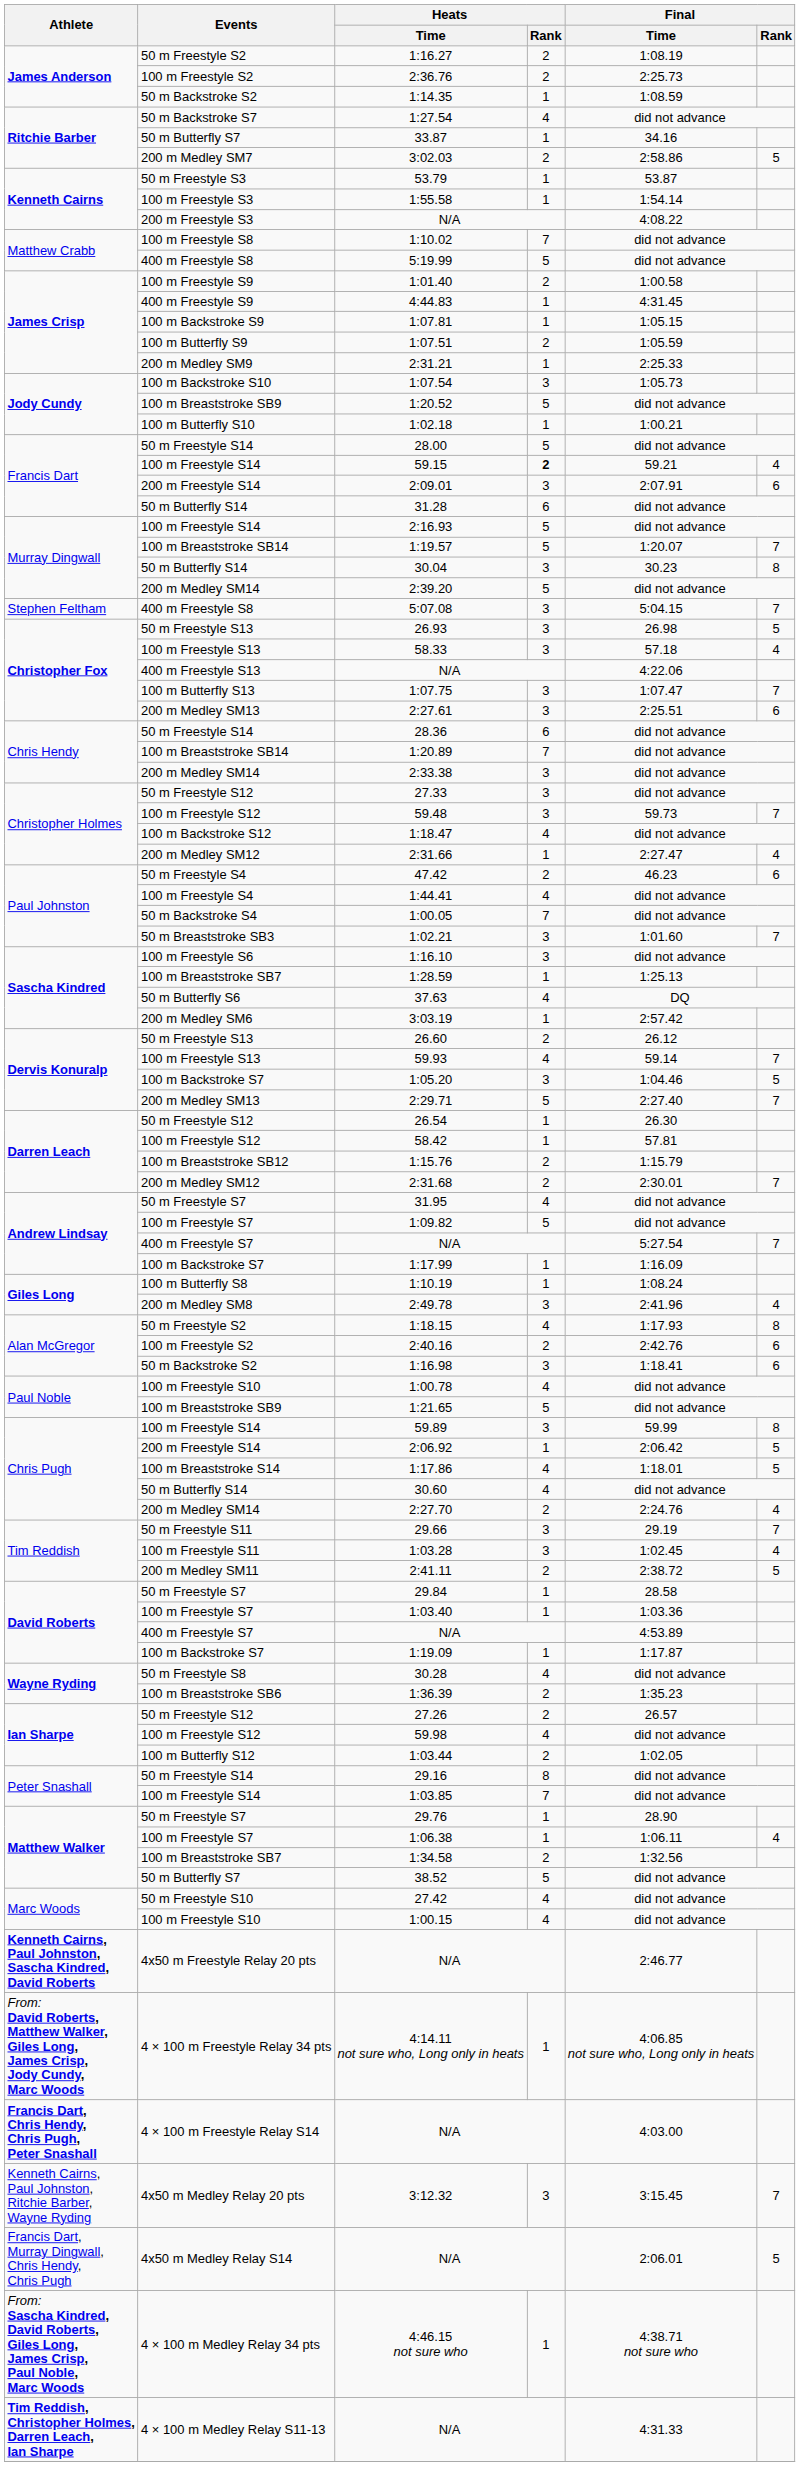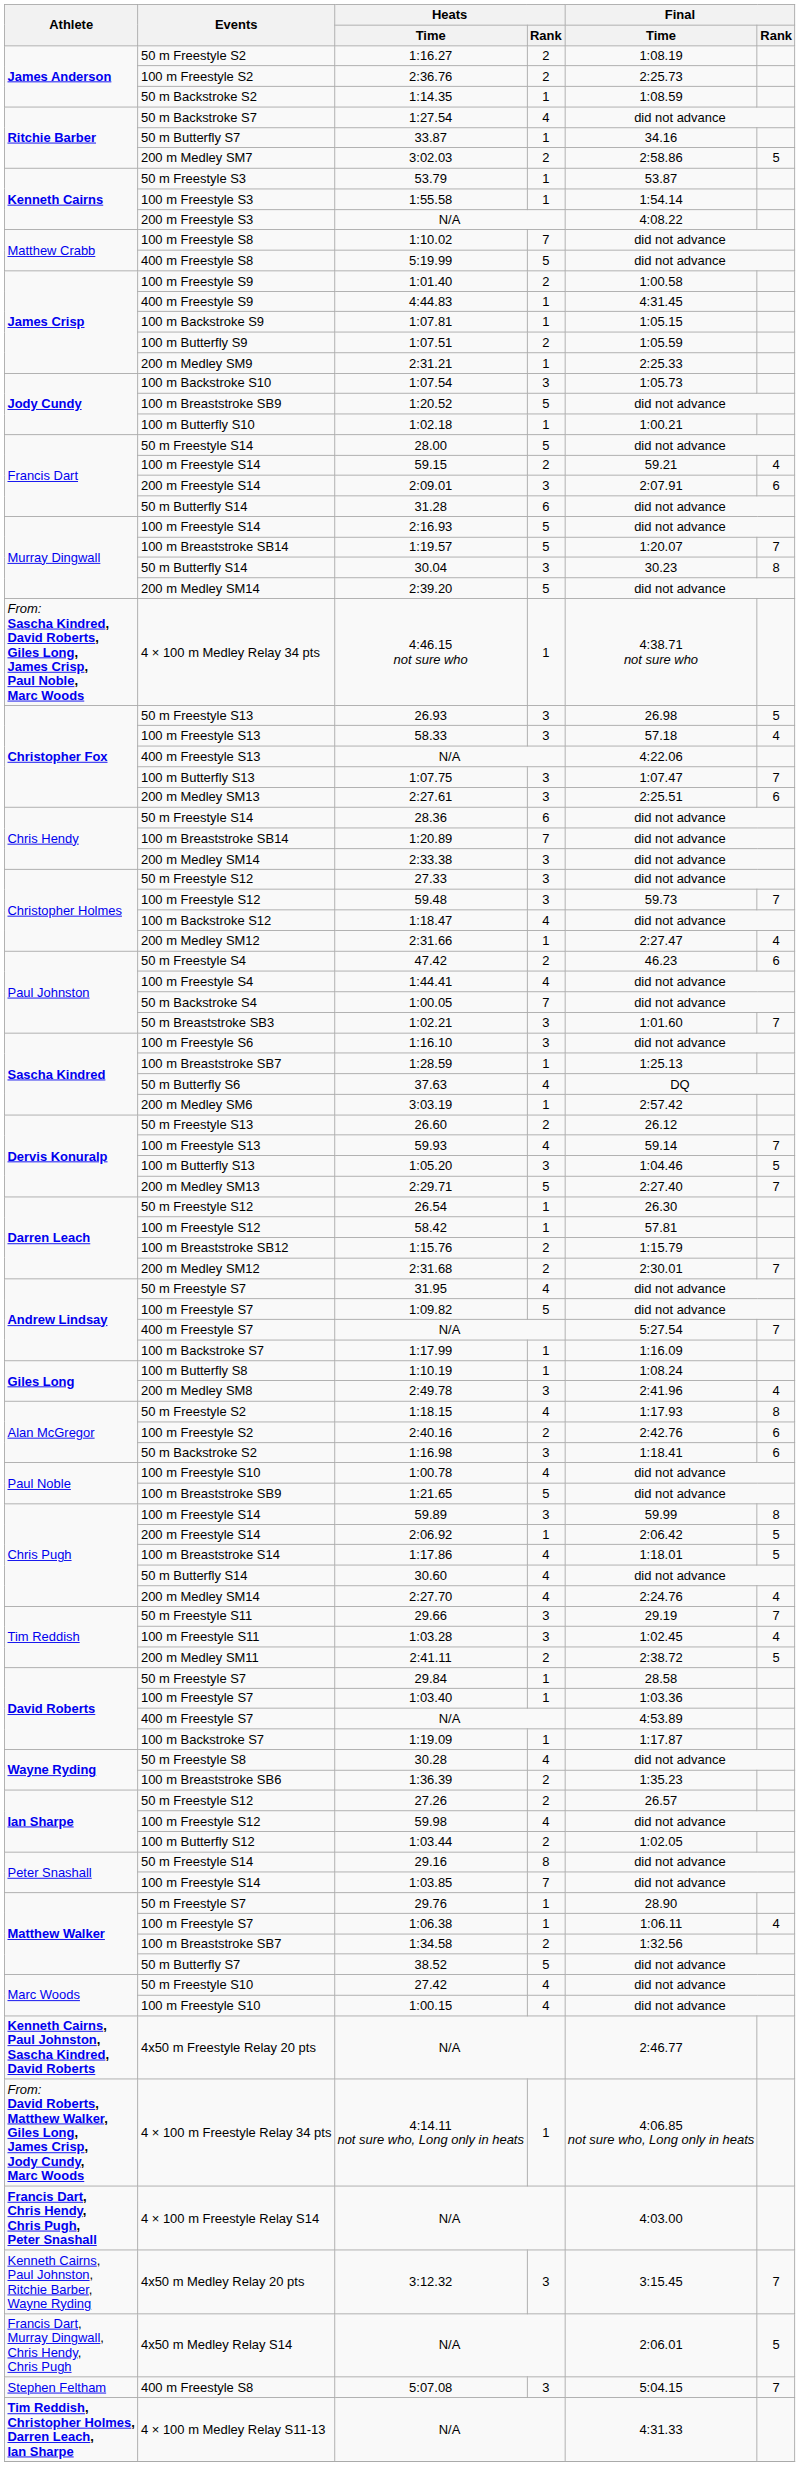(546, 466) bold -> (546, 466) normal
rows swapped: (57, 609) <-> (58, 2345)
(203, 1080) 100 m Backstroke S7 -> (198, 1166) 100 m Butterfly S13
(546, 1510) 2 -> (546, 1596) 4
